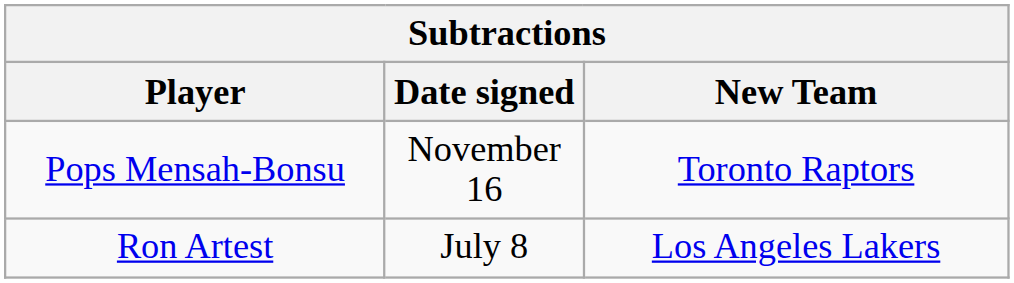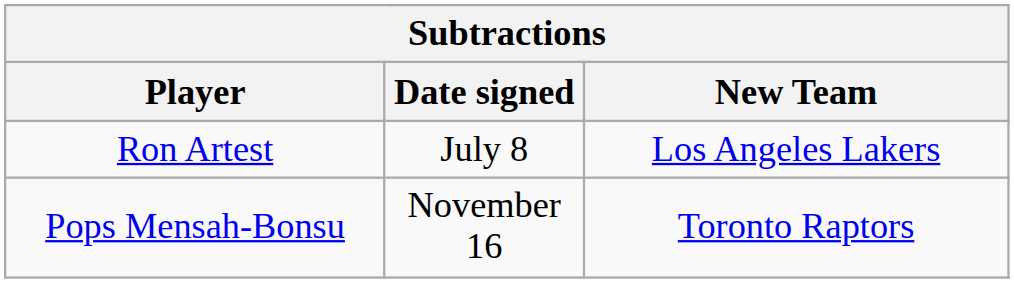rows swapped: (195, 246) <-> (195, 168)
